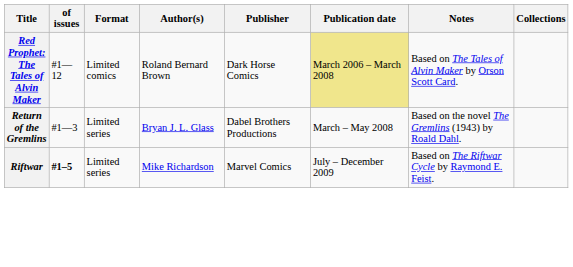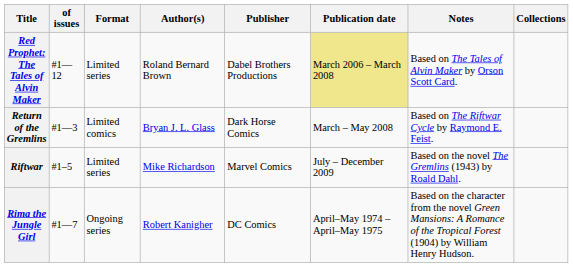(103, 70) Limited comics -> (103, 70) Limited series
(251, 70) Dark Horse Comics -> (259, 70) Dabel Brothers Productions
(103, 127) Limited series -> (103, 127) Limited comics
(258, 127) Dabel Brothers Productions -> (251, 127) Dark Horse Comics
(460, 127) Based on the novel The Gremlins (1943) by Roald Dahl. -> (456, 127) Based on The Riftwar Cycle by Raymond E. Feist.
(62, 167) bold -> (62, 167) normal
(457, 167) Based on The Riftwar Cycle by Raymond E. Feist. -> (459, 167) Based on the novel The Gremlins (1943) by Roald Dahl.
+ row: (27, 224)
